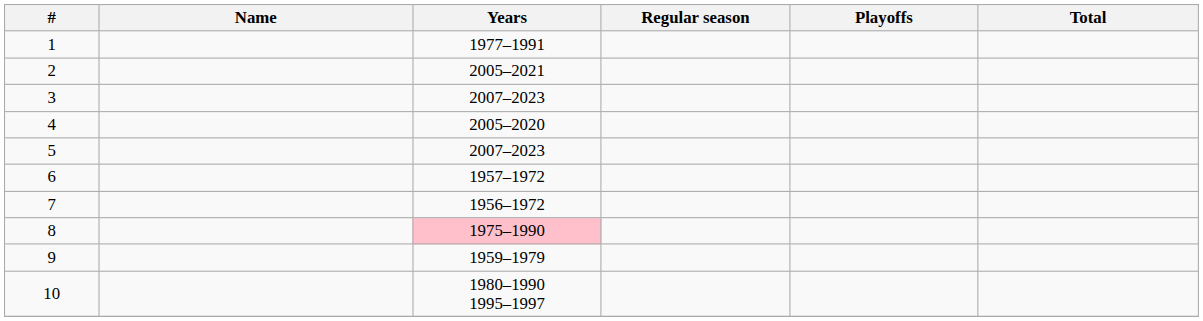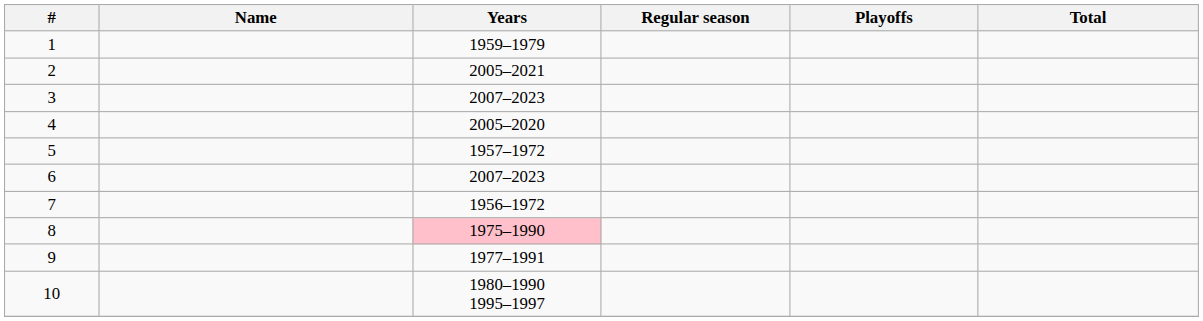(507, 44) 1977–1991 -> (507, 44) 1959–1979
(507, 151) 2007–2023 -> (507, 151) 1957–1972
(507, 177) 1957–1972 -> (507, 177) 2007–2023
(507, 257) 1959–1979 -> (507, 257) 1977–1991
